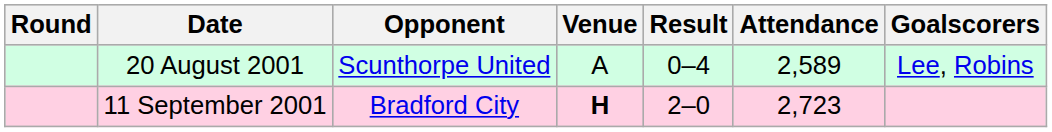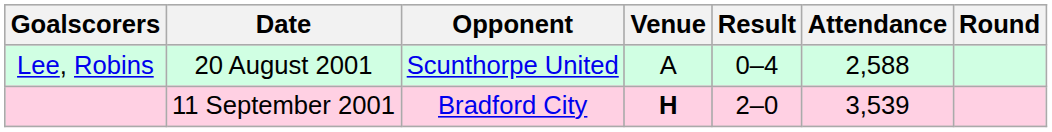columns swapped: (51, 24) <-> (965, 24)
(809, 65) 2,589 -> (878, 65) 2,588
(809, 106) 2,723 -> (878, 106) 3,539
